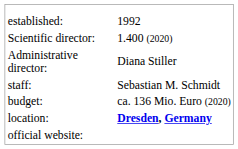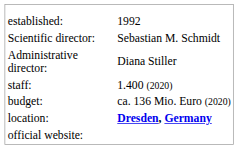(145, 38) 1.400 (2020) -> (169, 38) Sebastian M. Schmidt
(169, 85) Sebastian M. Schmidt -> (145, 85) 1.400 (2020)
